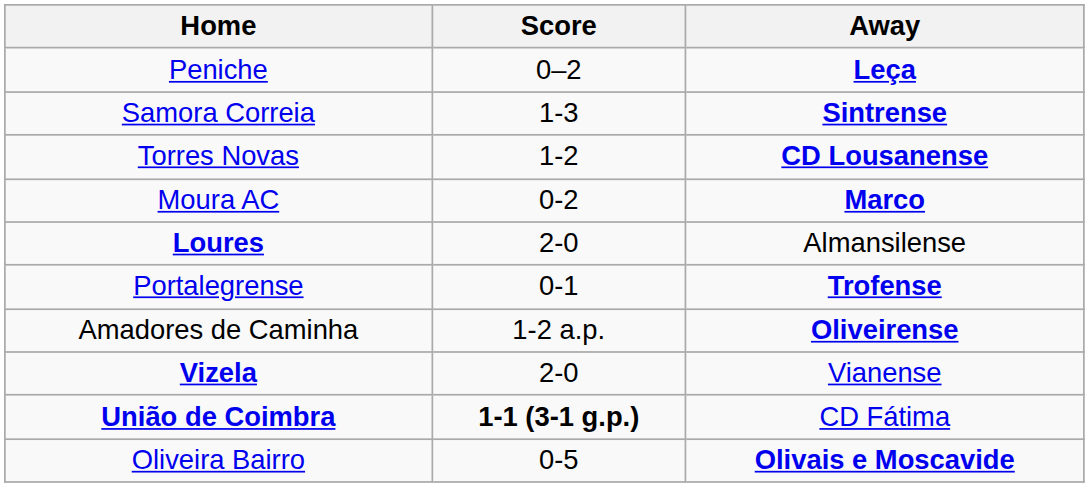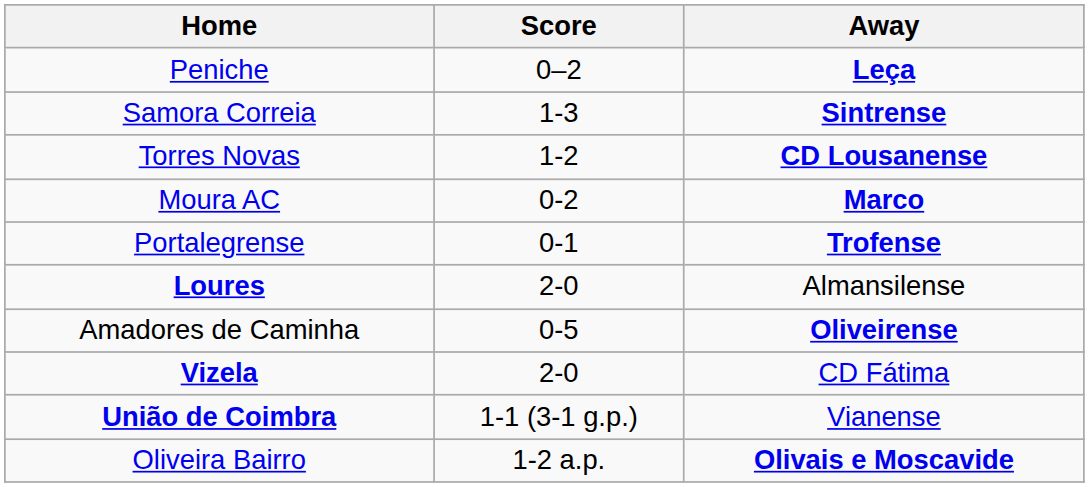rows swapped: (218, 286) <-> (218, 243)
(559, 329) 1-2 a.p. -> (559, 329) 0-5
(885, 373) Vianense -> (884, 373) CD Fátima
(559, 416) bold -> (559, 416) normal
(885, 416) CD Fátima -> (884, 416) Vianense
(559, 460) 0-5 -> (559, 460) 1-2 a.p.
